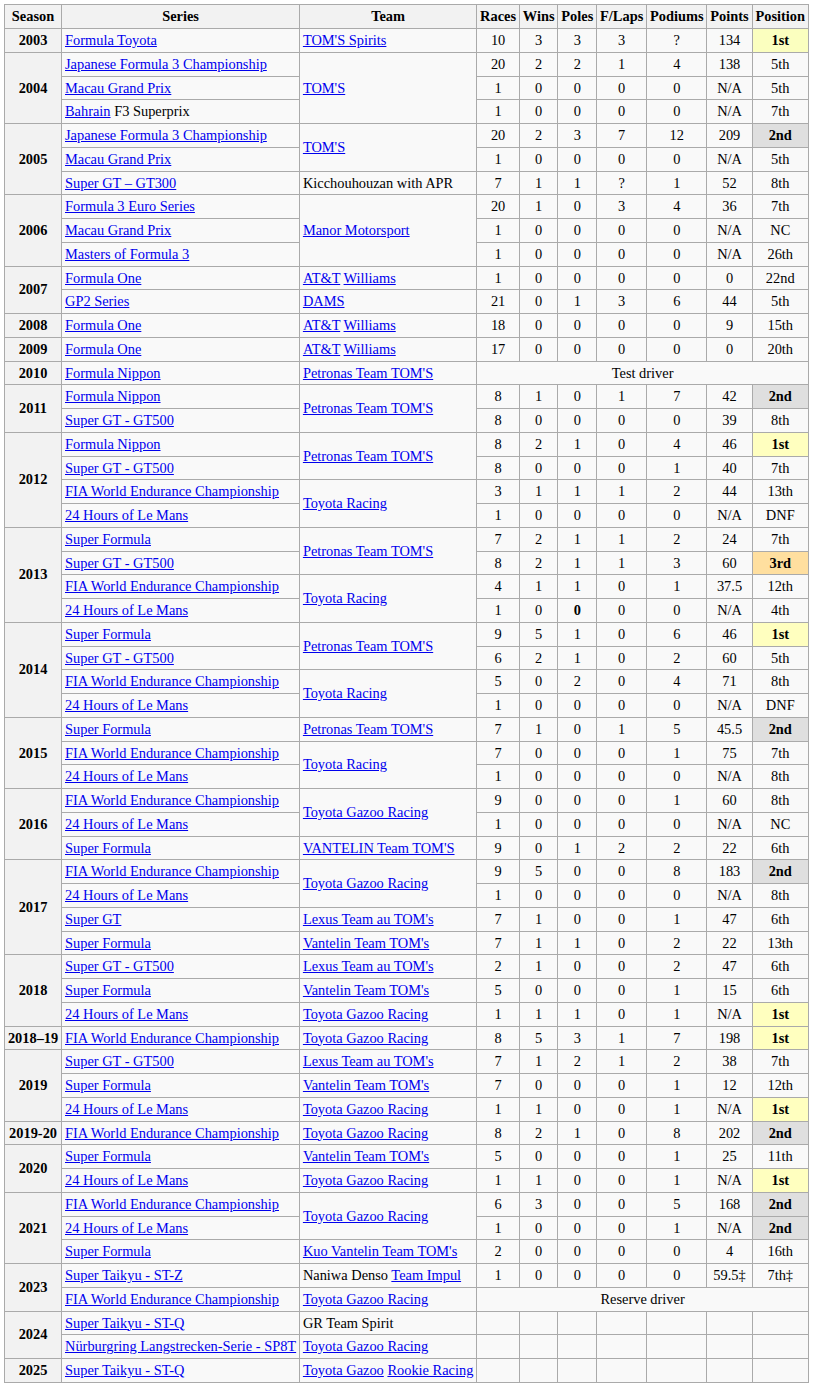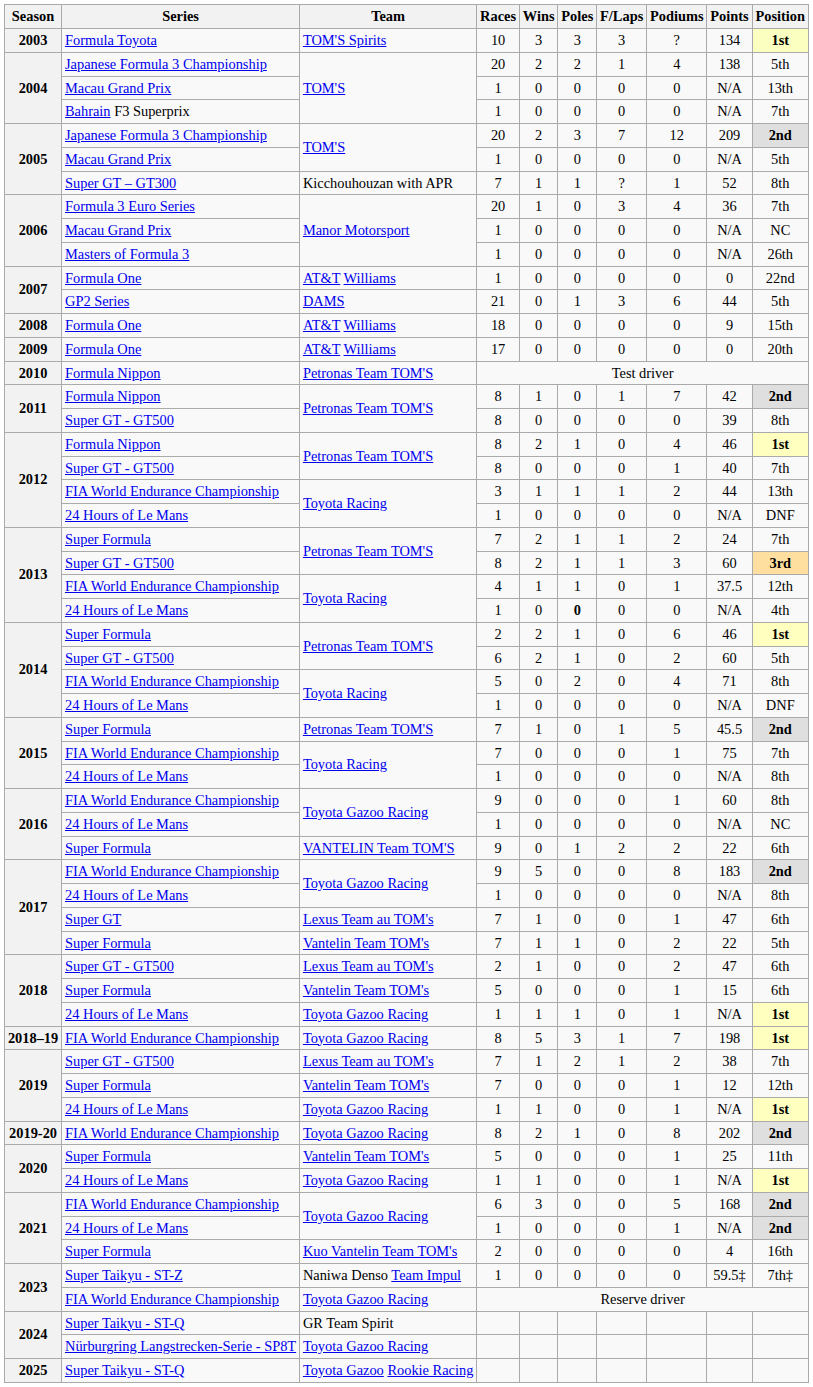(780, 88) 5th -> (780, 88) 13th
(498, 634) 9 -> (498, 634) 2
(539, 634) 5 -> (539, 634) 2
(780, 943) 13th -> (780, 943) 5th
